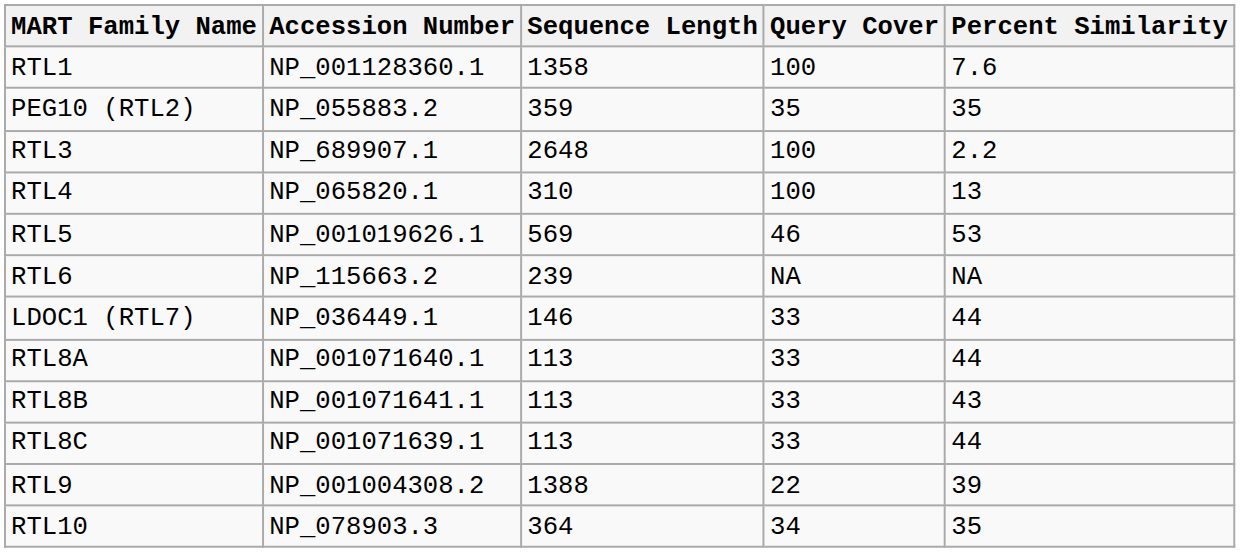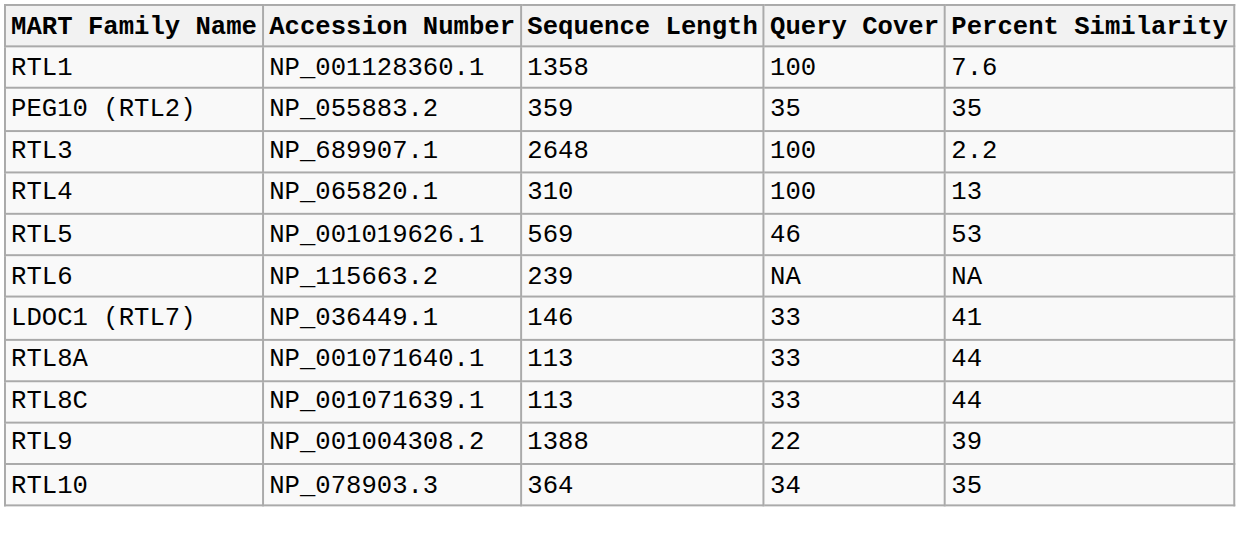(967, 318) 44 -> (967, 318) 41
- row: (50, 402)
